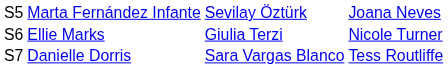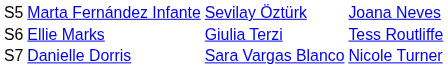(396, 34) Nicole Turner -> (396, 34) Tess Routliffe
(396, 56) Tess Routliffe -> (396, 56) Nicole Turner
